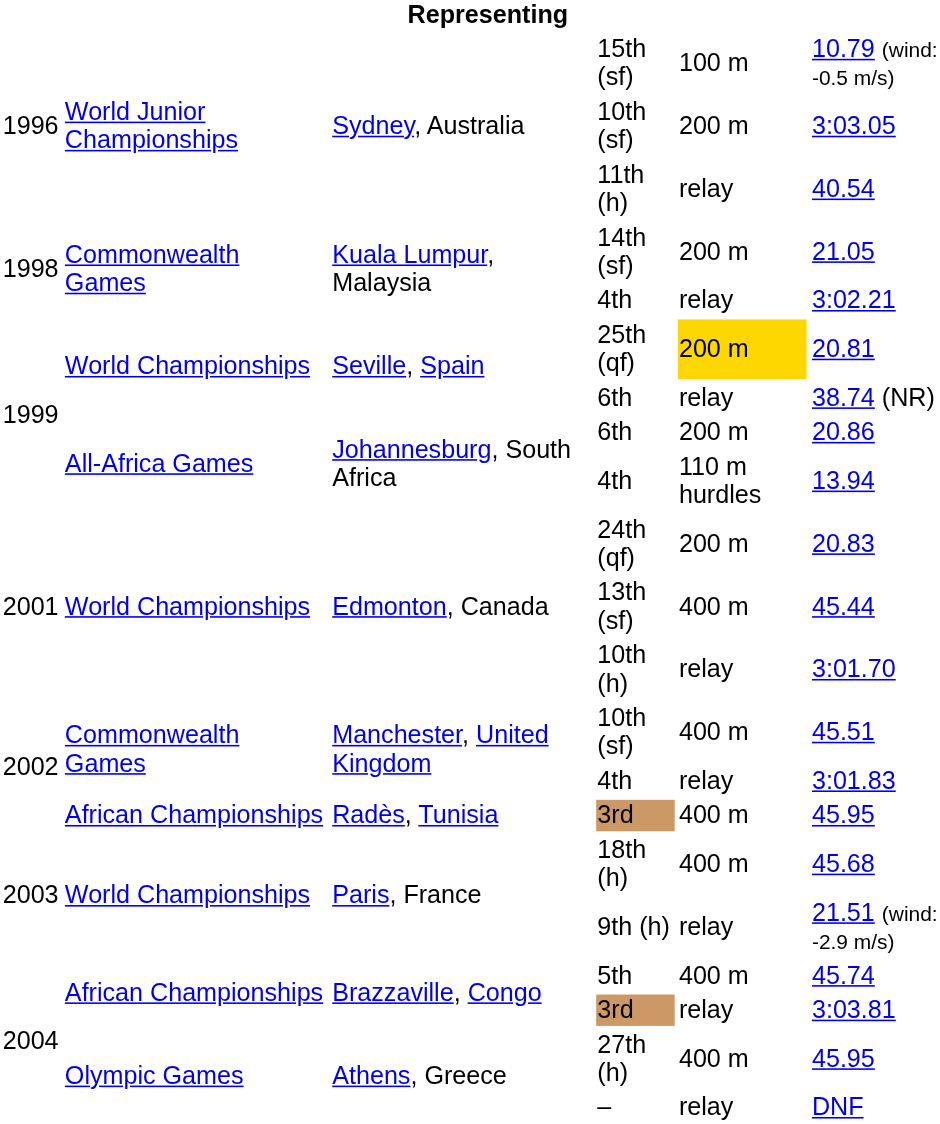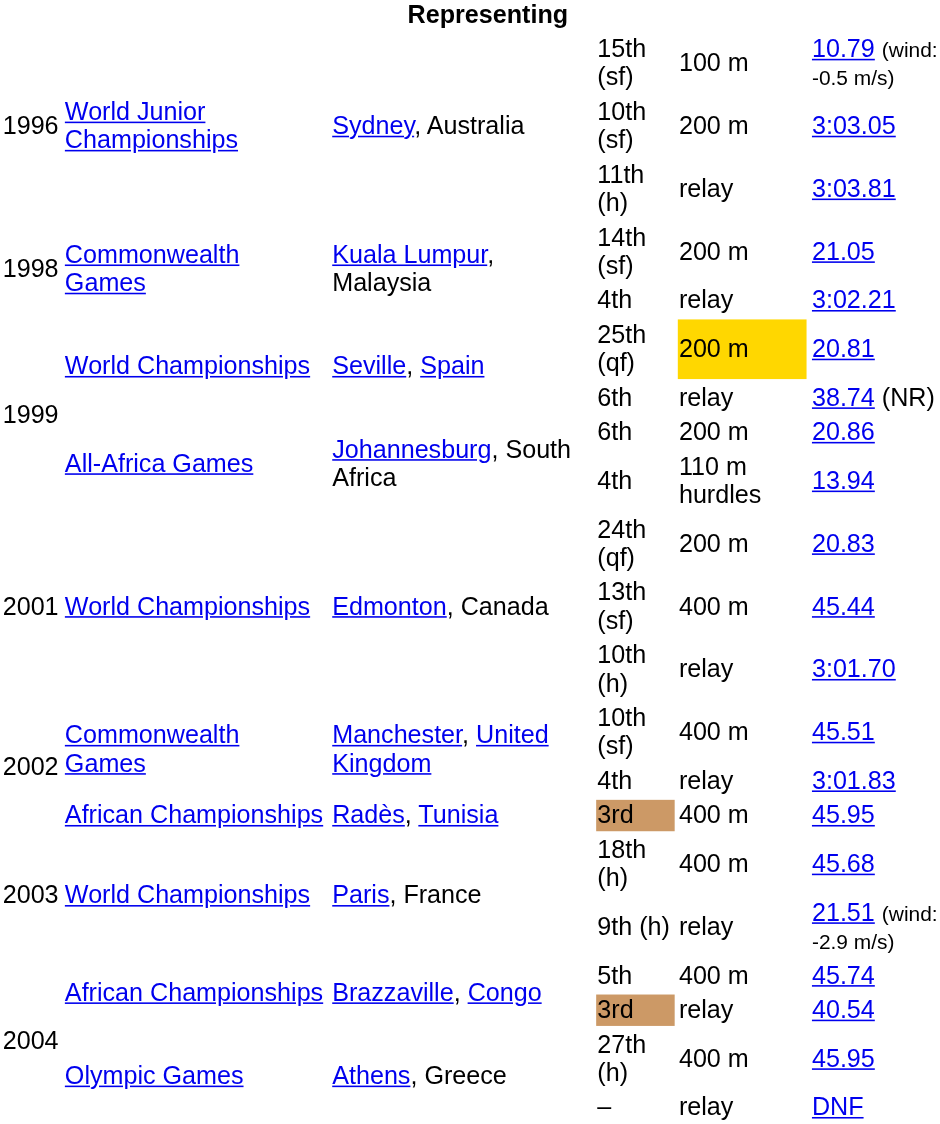(843, 188) 40.54 -> (854, 188) 3:03.81
(854, 1009) 3:03.81 -> (843, 1009) 40.54
